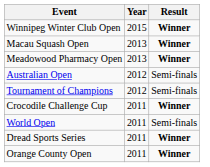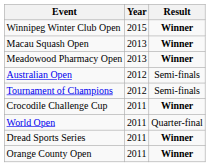(174, 122) Semi-finals -> (177, 122) Quarter-final
